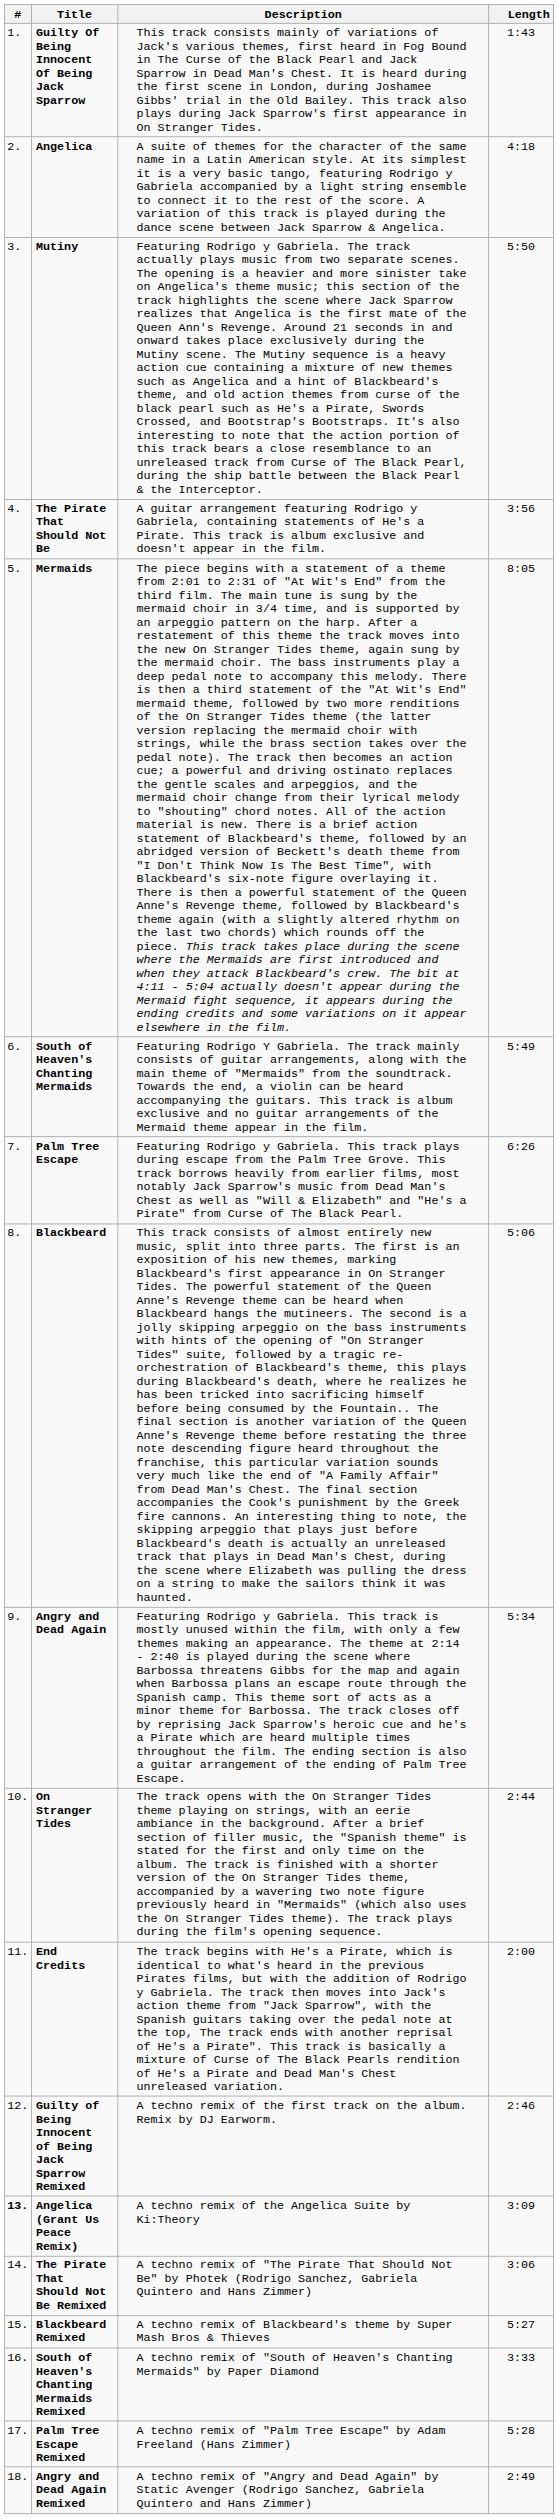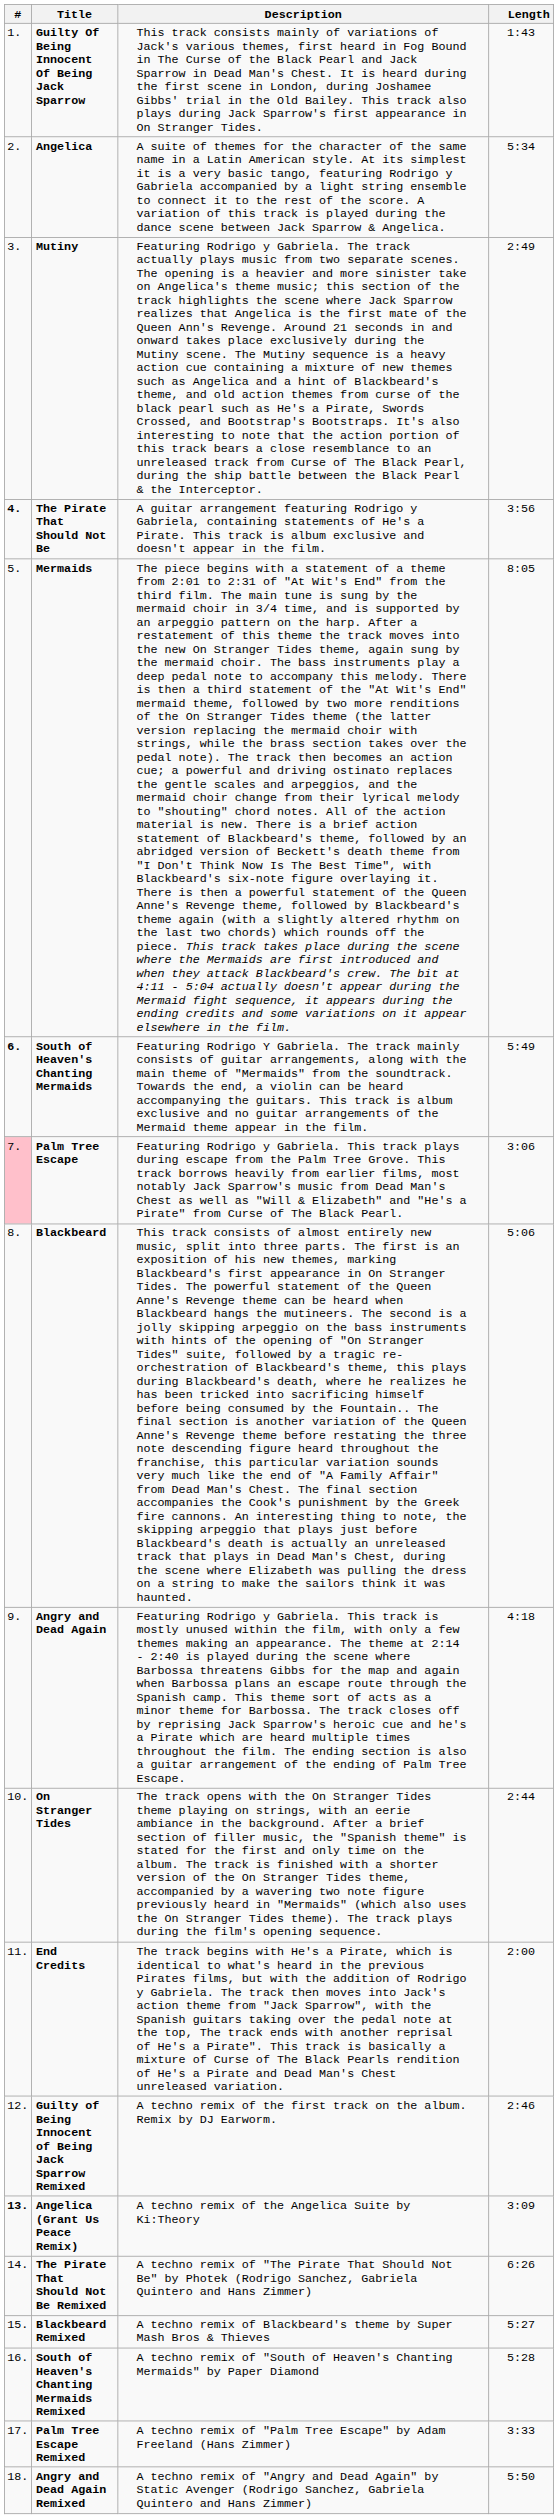(521, 147) 4:18 -> (521, 147) 5:34
(521, 247) 5:50 -> (521, 247) 2:49
(14, 509) normal -> (14, 509) bold
(14, 1046) normal -> (14, 1046) bold
(14, 1146) no background -> (14, 1146) pink background
(521, 1146) 6:26 -> (521, 1146) 3:06
(521, 1617) 5:34 -> (521, 1617) 4:18
(521, 2265) 3:06 -> (521, 2265) 6:26
(521, 2358) 3:33 -> (521, 2358) 5:28
(521, 2431) 5:28 -> (521, 2431) 3:33
(521, 2477) 2:49 -> (521, 2477) 5:50
